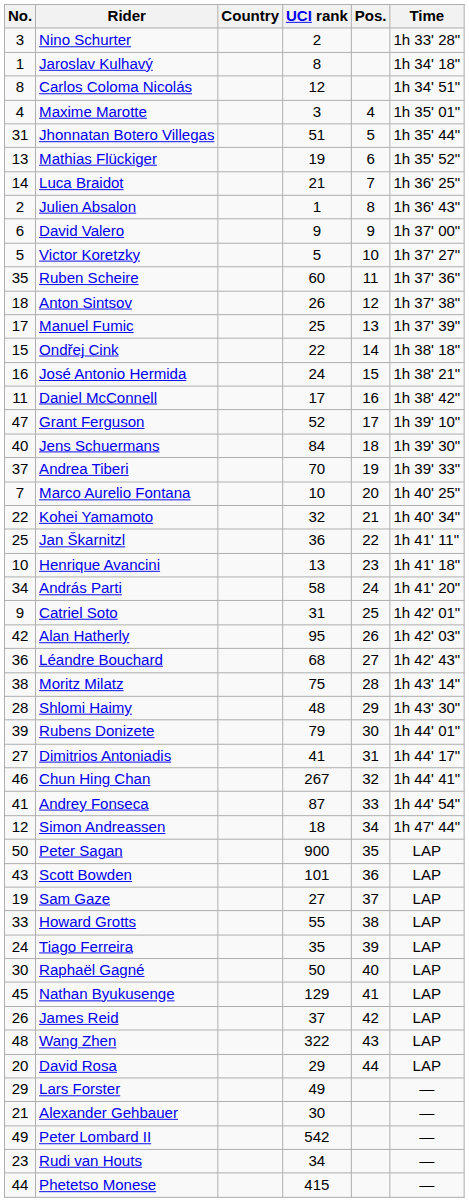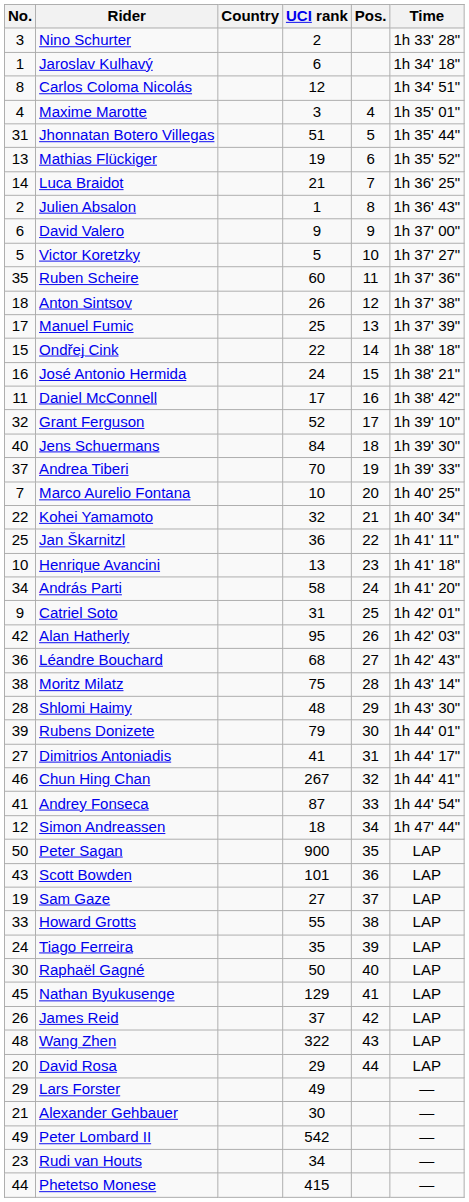(317, 64) 8 -> (317, 64) 6
(20, 421) 47 -> (20, 421) 32
